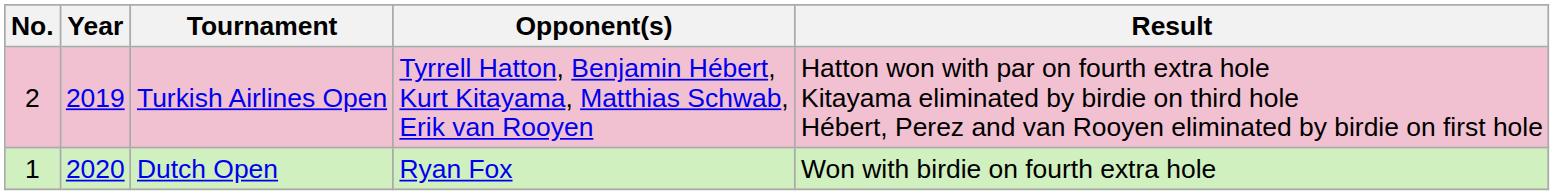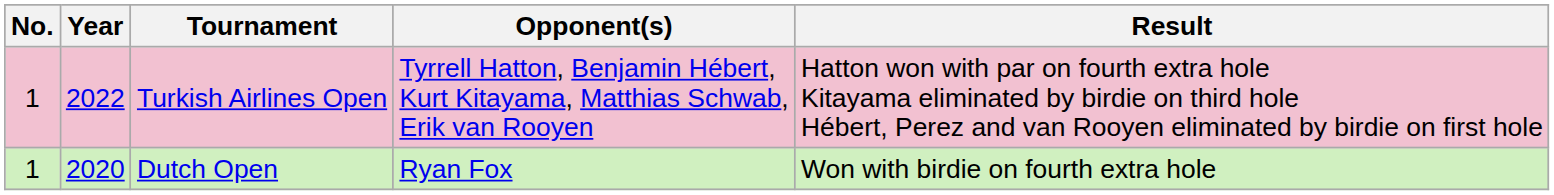(32, 97) 2 -> (32, 97) 1
(95, 97) 2019 -> (95, 97) 2022
